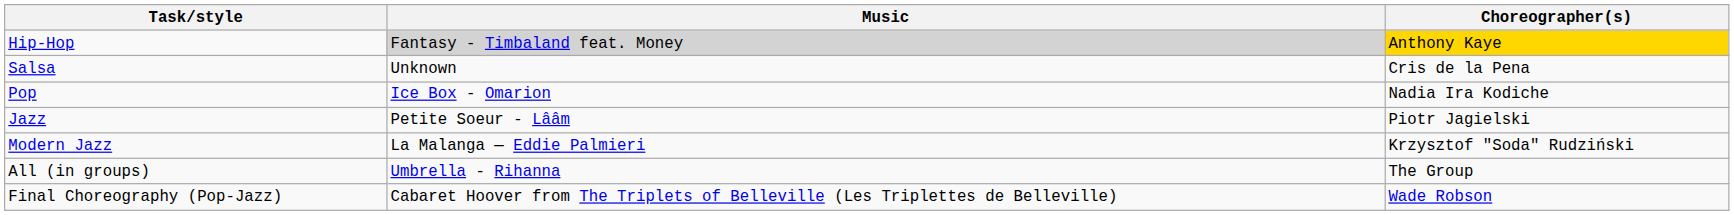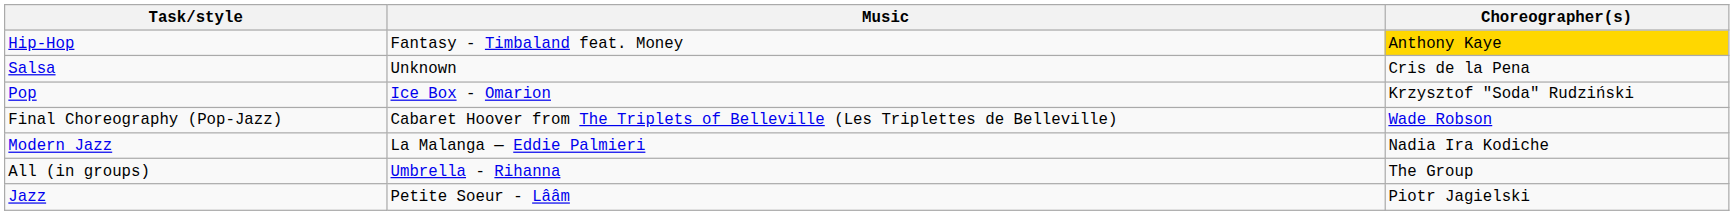(537, 43) lightgrey background -> (537, 43) no background
(1469, 94) Nadia Ira Kodiche -> (1511, 94) Krzysztof "Soda" Rudziński
rows swapped: (27, 120) <-> (145, 197)
(1511, 146) Krzysztof "Soda" Rudziński -> (1469, 146) Nadia Ira Kodiche
